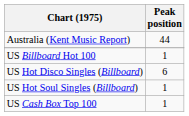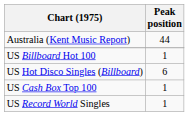- row: (72, 87)
+ row: (58, 103)
